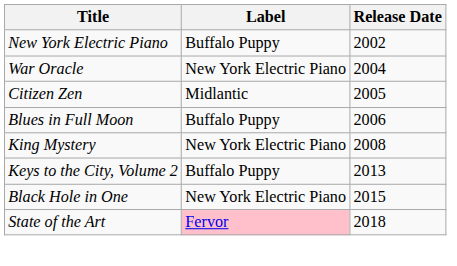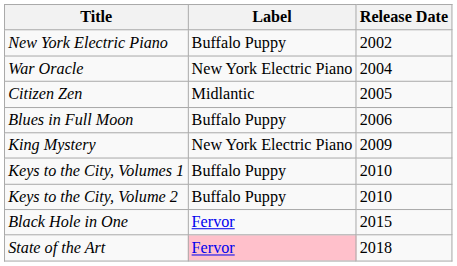(370, 145) 2008 -> (376, 145) 2009
+ row: (96, 171)
(370, 171) 2013 -> (376, 196) 2010
(266, 196) New York Electric Piano -> (213, 222) Fervor
